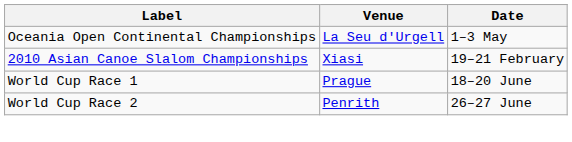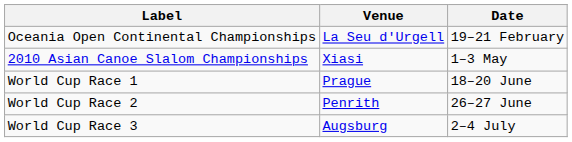(479, 38) 1–3 May -> (507, 38) 19–21 February
(507, 60) 19–21 February -> (479, 60) 1–3 May
+ row: (73, 126)
